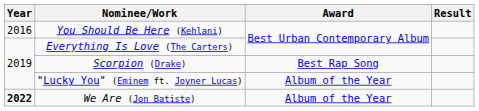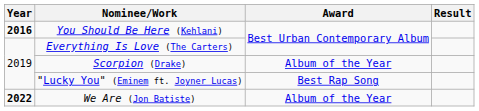(19, 30) normal -> (19, 30) bold
(338, 64) Best Rap Song -> (338, 64) Album of the Year
(338, 81) Album of the Year -> (338, 81) Best Rap Song
